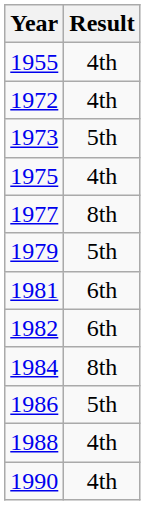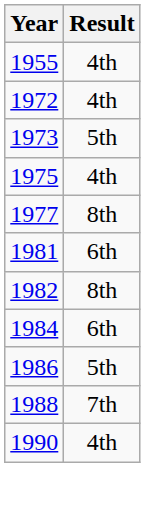- row: (34, 251)
(102, 328) 6th -> (102, 289) 8th
(102, 366) 8th -> (102, 328) 6th
(102, 442) 4th -> (102, 404) 7th
